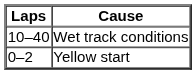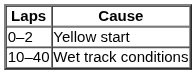rows swapped: (92, 57) <-> (121, 36)
